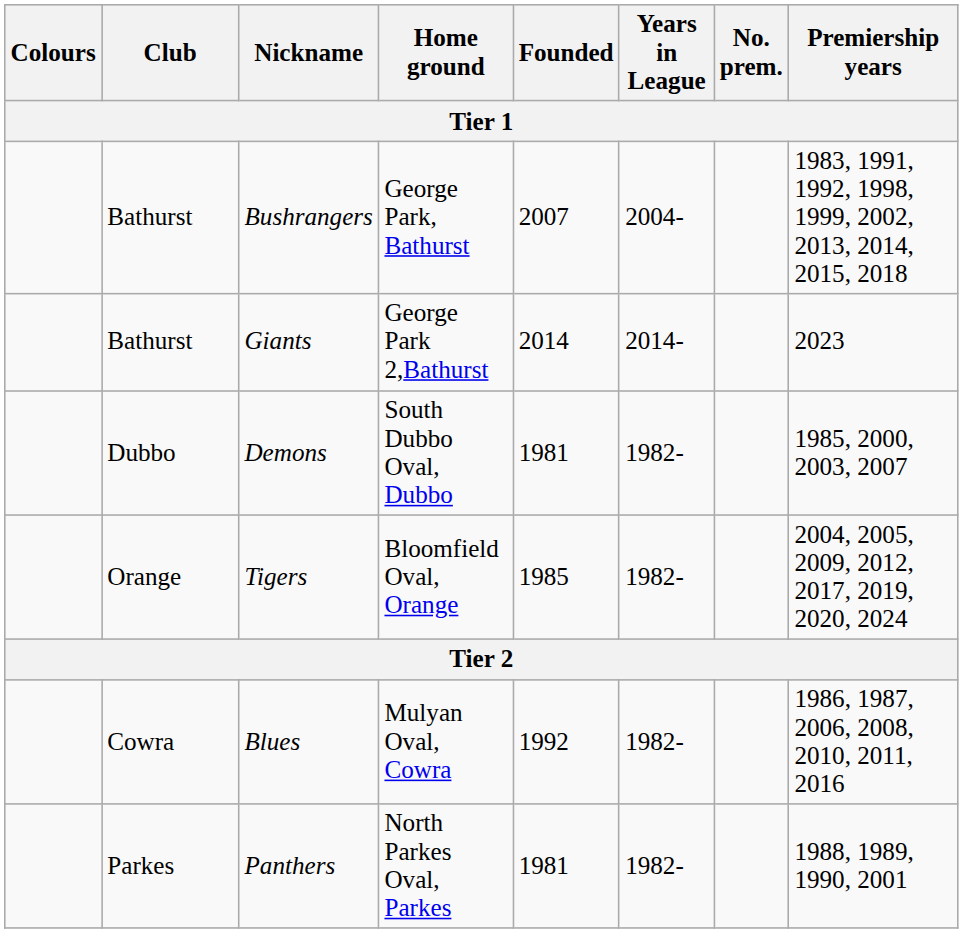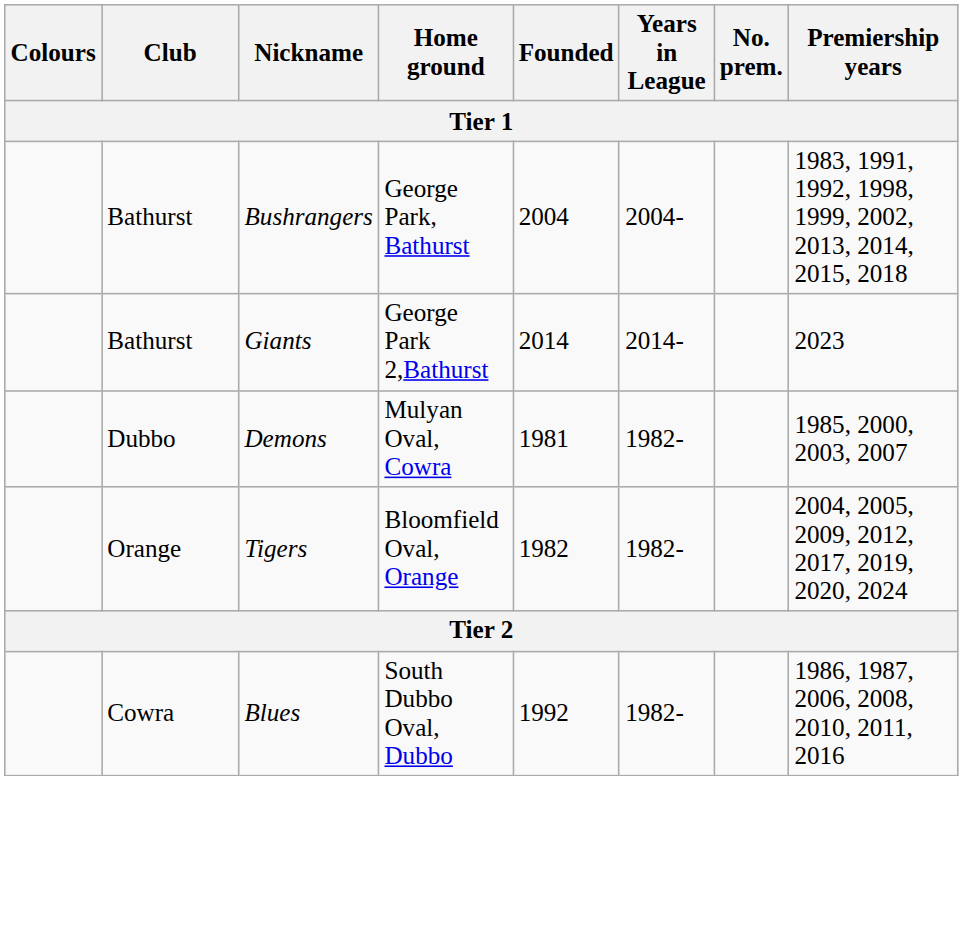(544, 217) 2007 -> (544, 217) 2004
(419, 452) South Dubbo Oval, Dubbo -> (424, 438) Mulyan Oval, Cowra
(544, 576) 1985 -> (544, 548) 1982
(424, 741) Mulyan Oval, Cowra -> (419, 713) South Dubbo Oval, Dubbo
- row: (290, 865)
